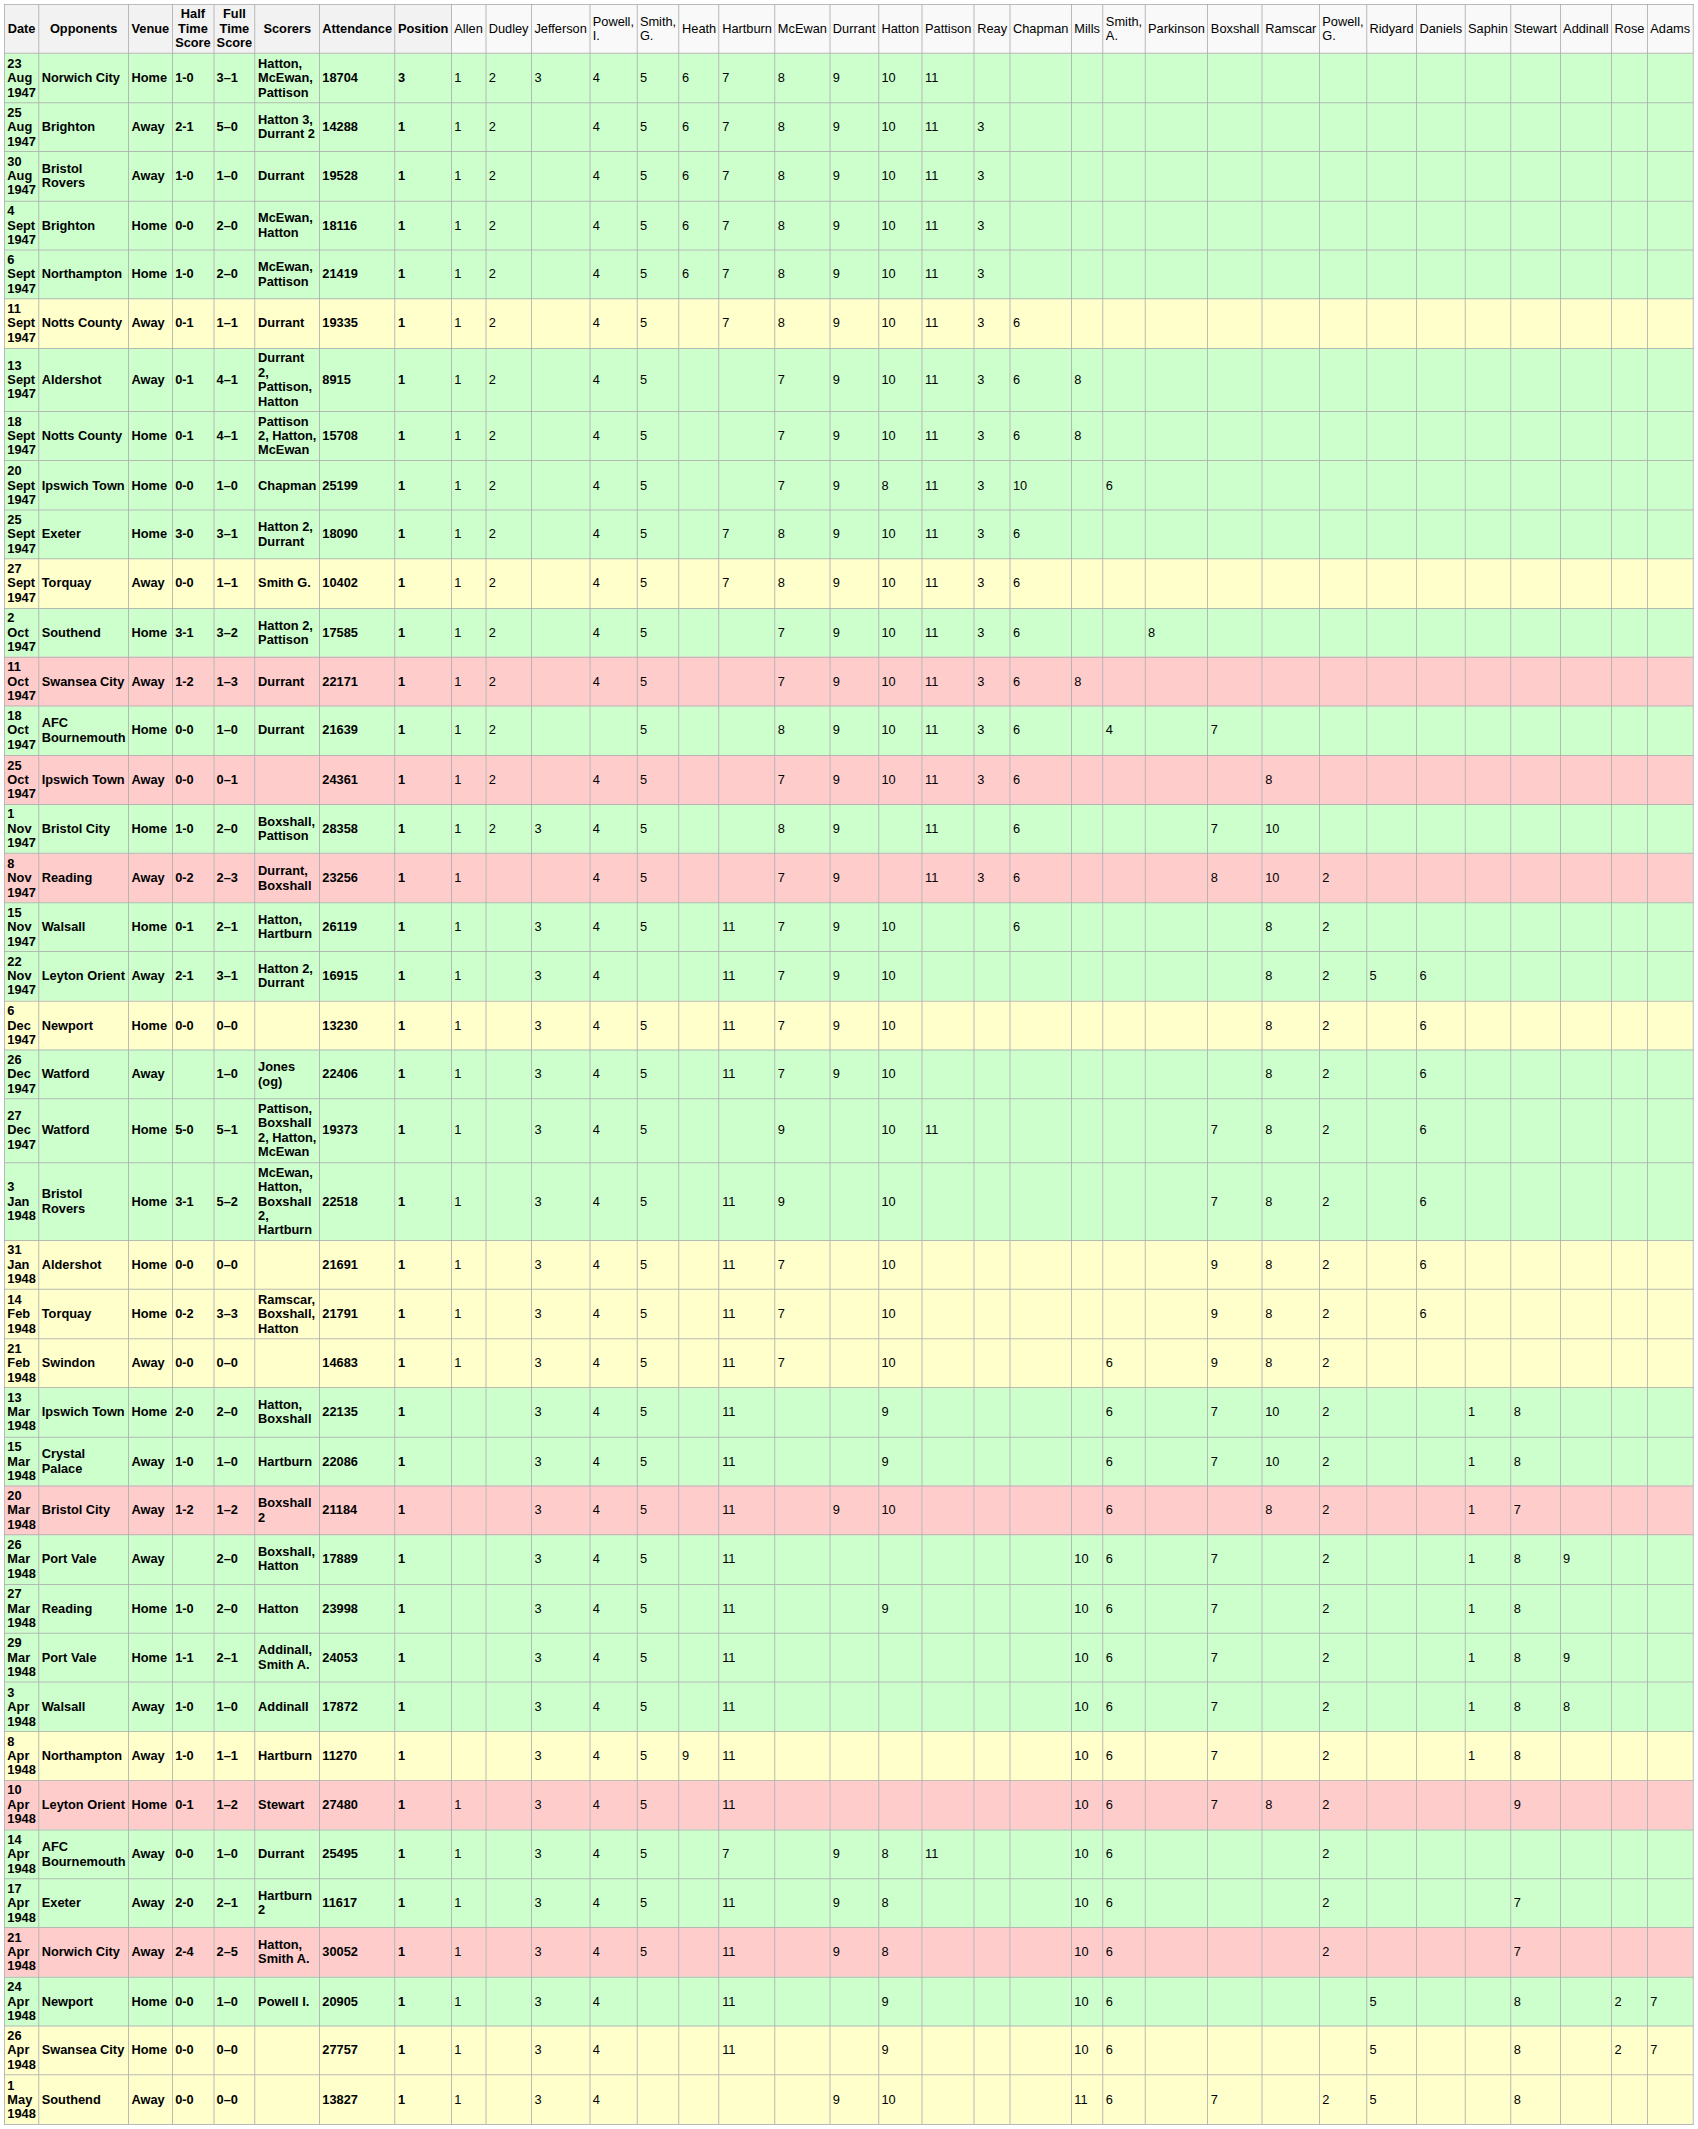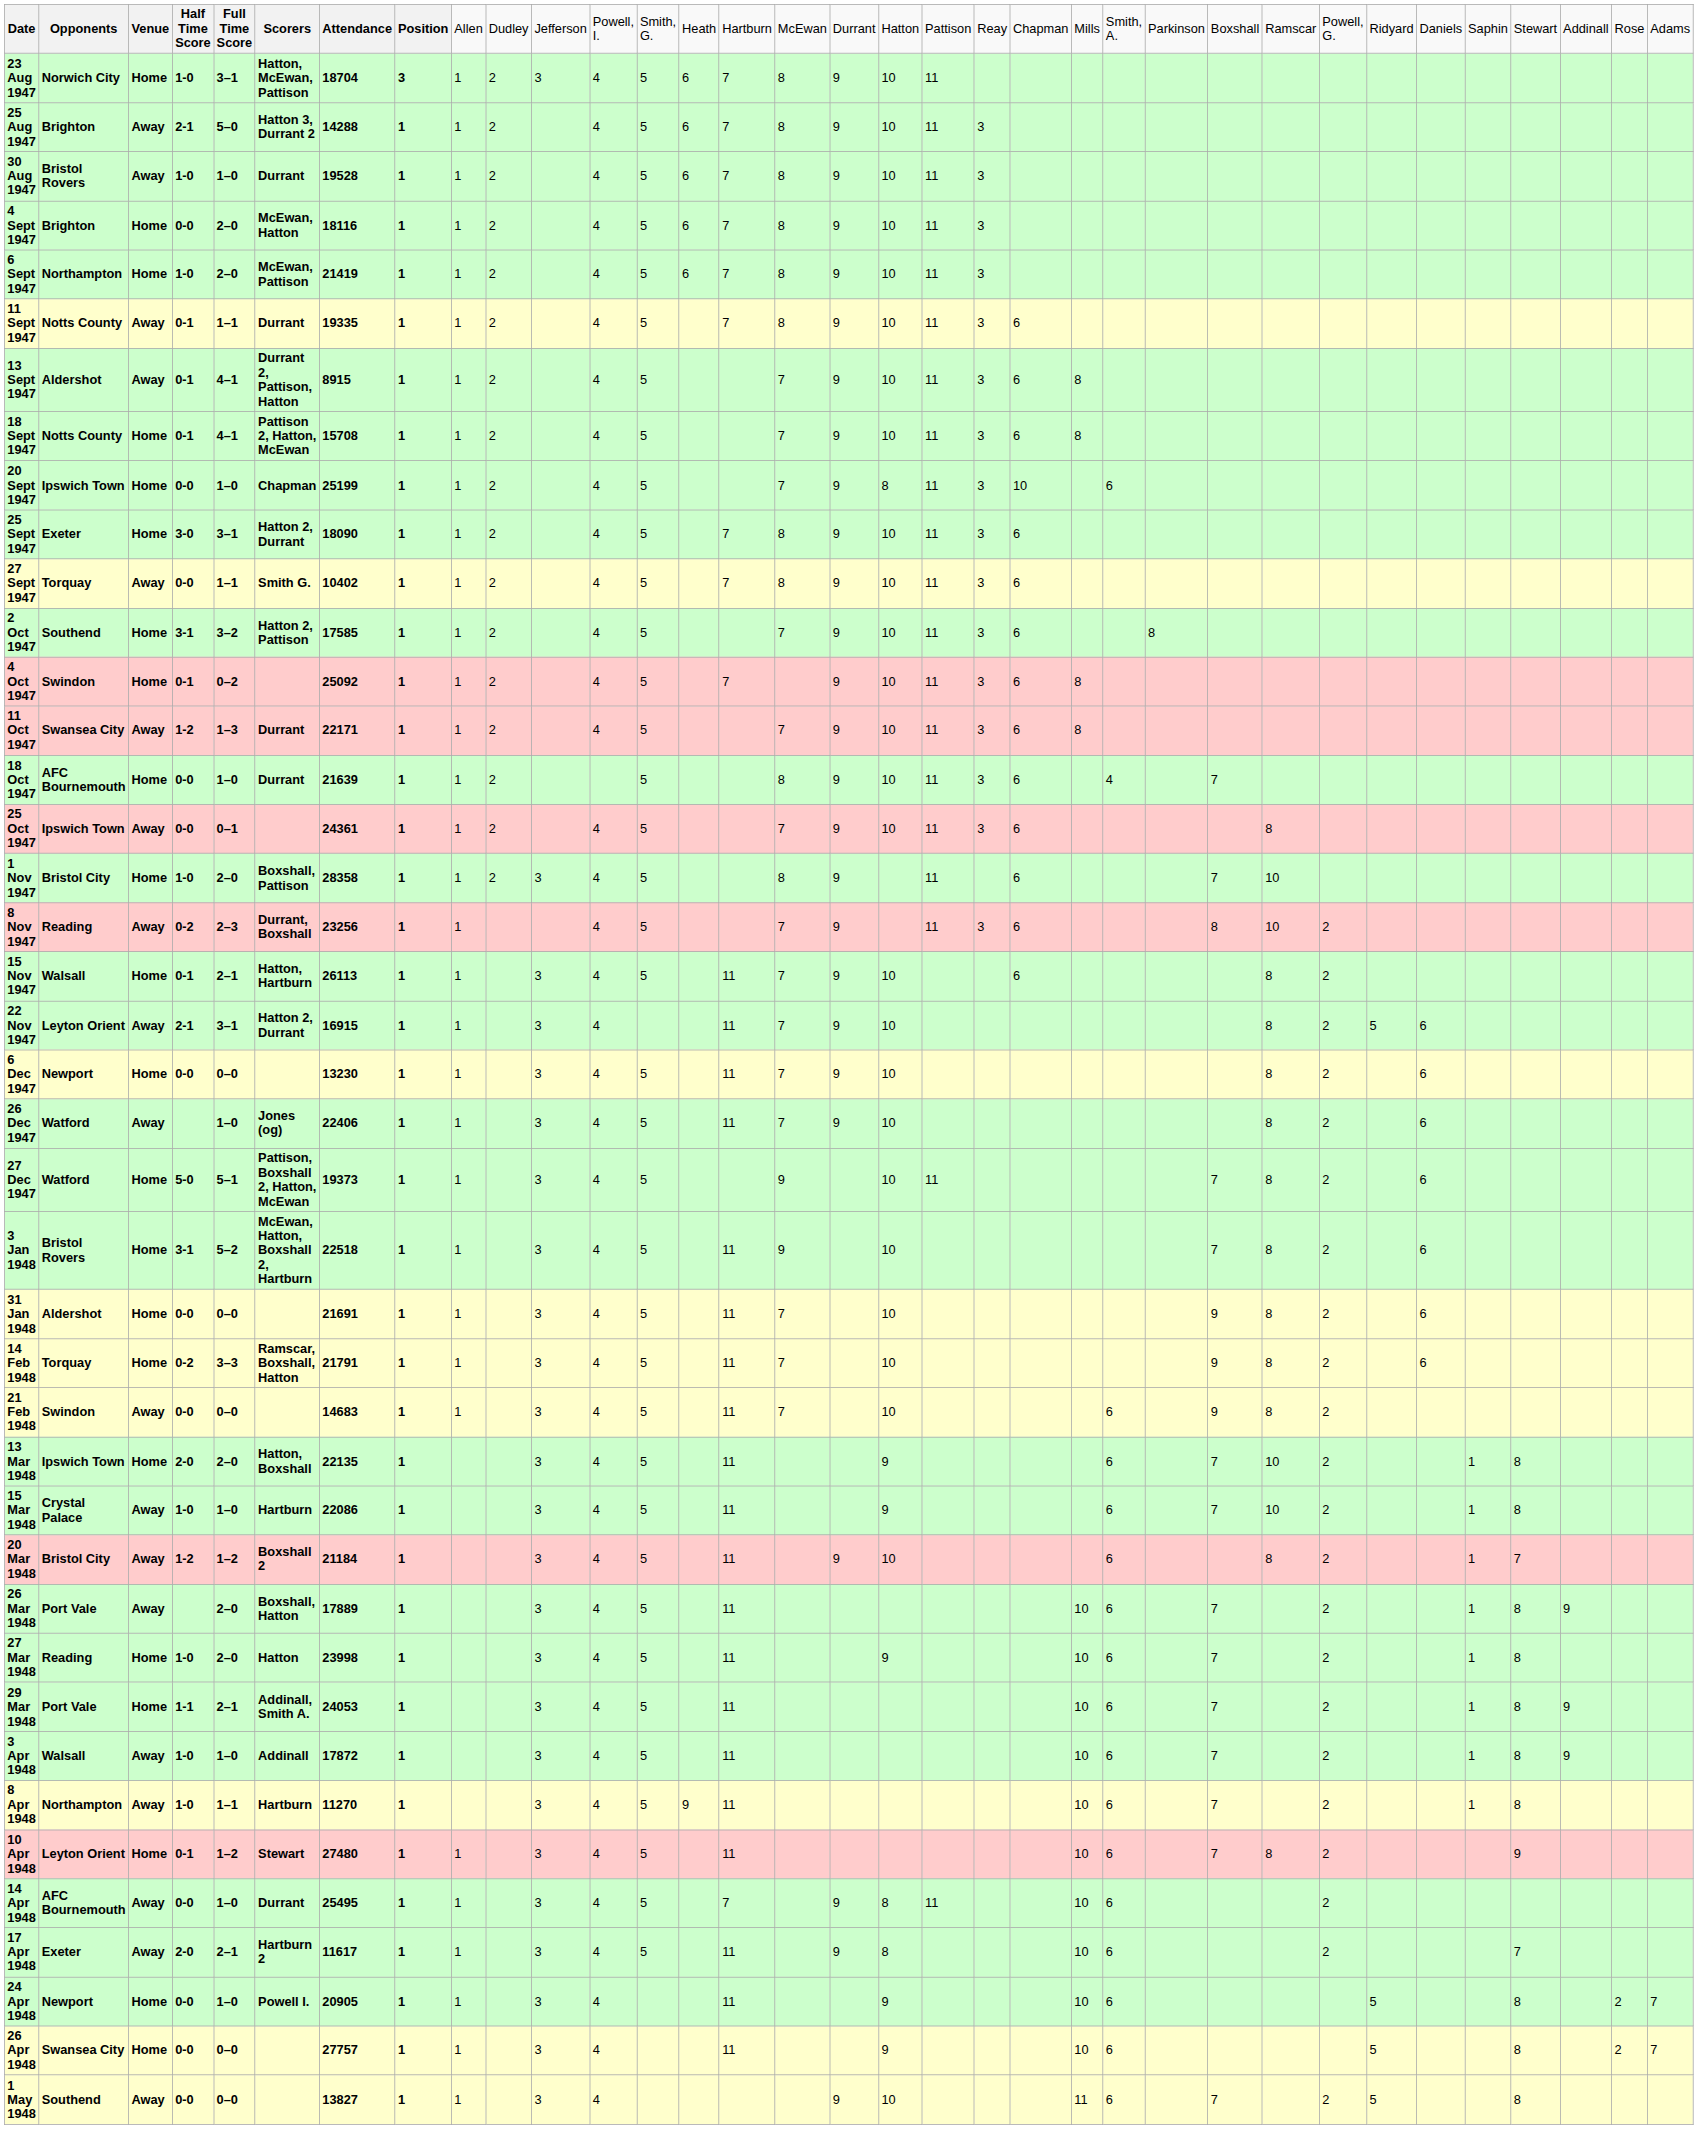+ row: (22, 681)
(340, 927) 26119 -> (340, 976) 26113
(1567, 1706) 8 -> (1567, 1756) 9
- row: (22, 1952)
